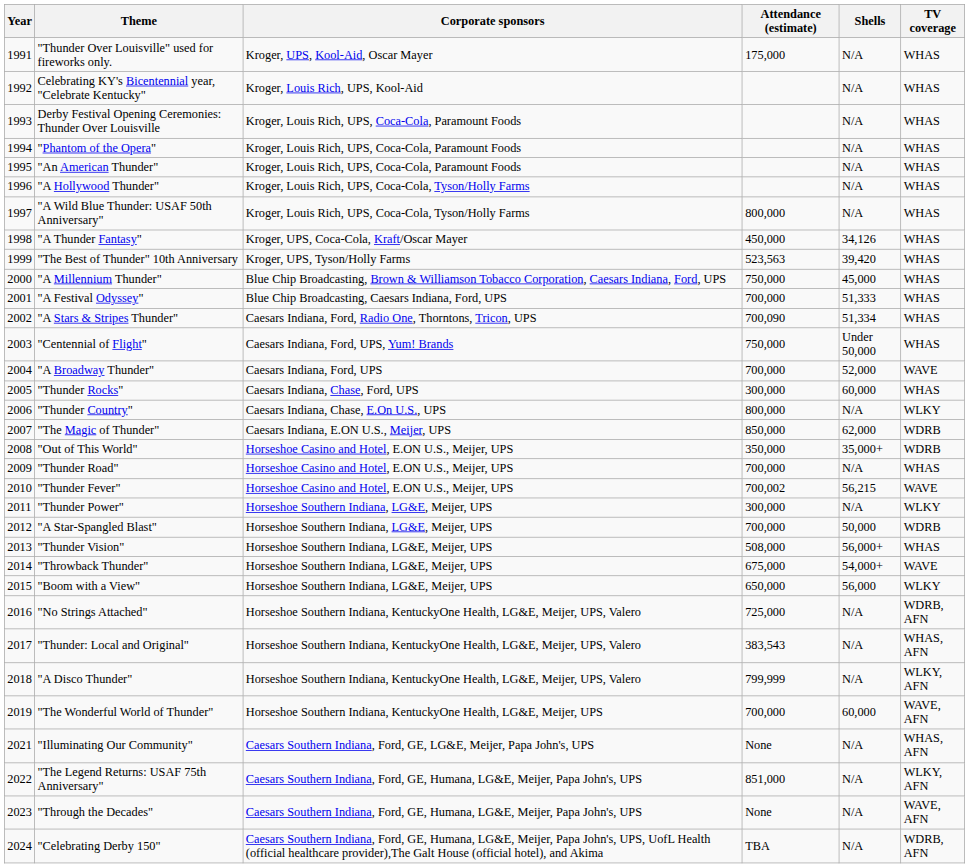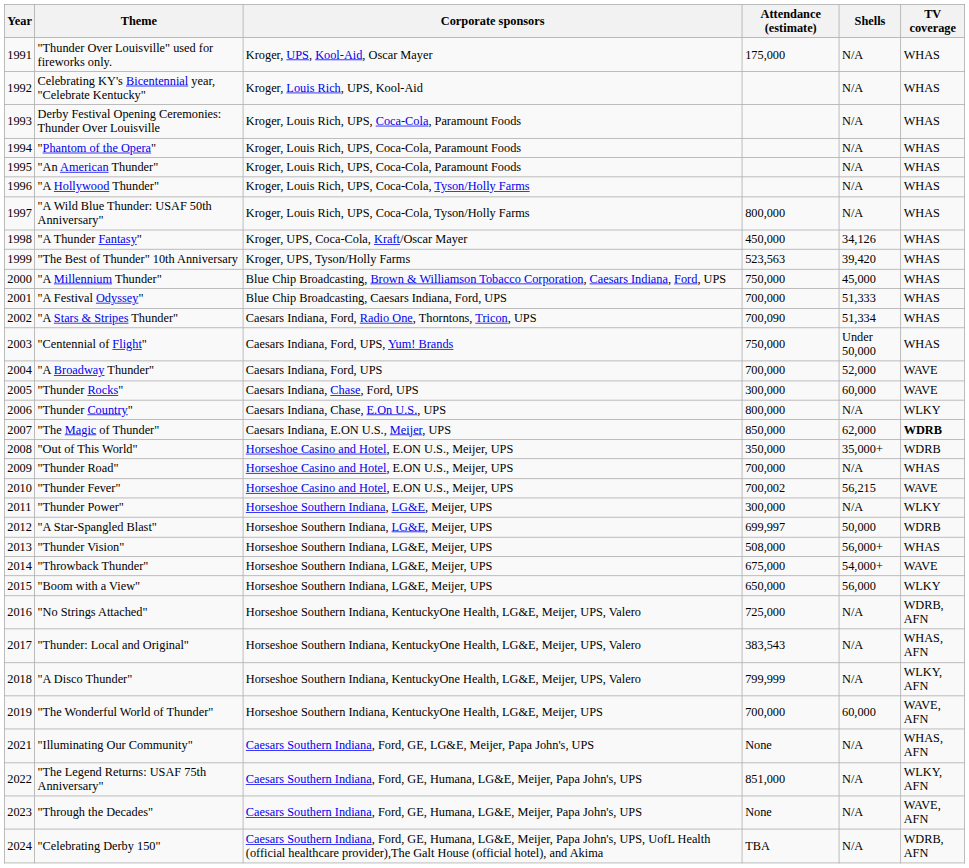(922, 390) WHAS -> (921, 390) WAVE
(922, 429) normal -> (923, 429) bold
(765, 527) 700,000 -> (765, 527) 699,997
